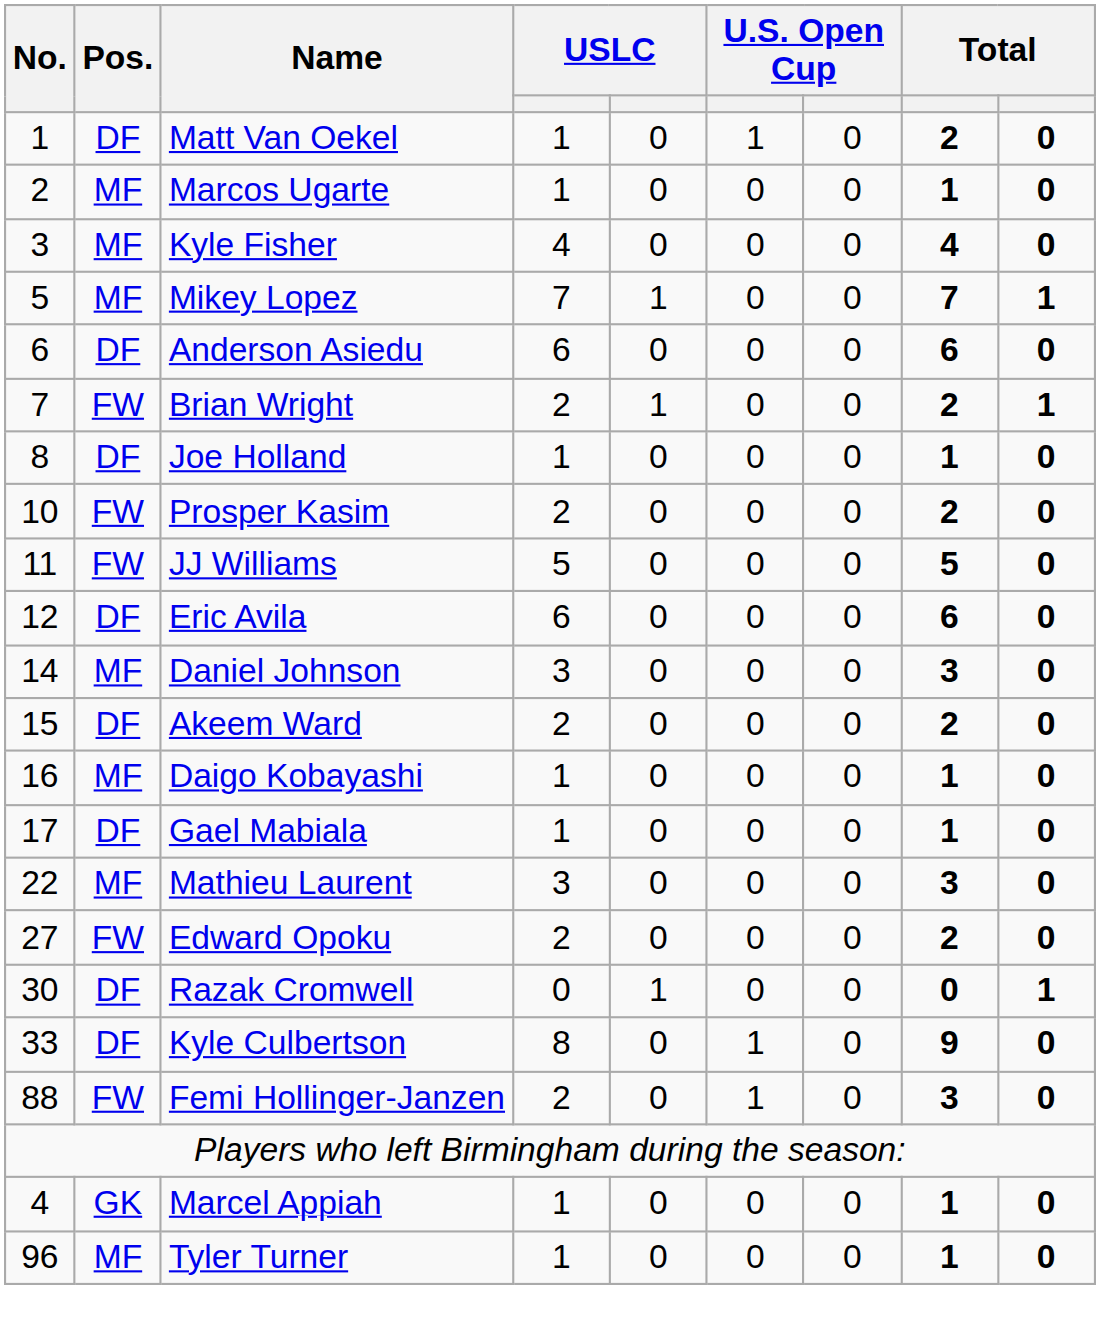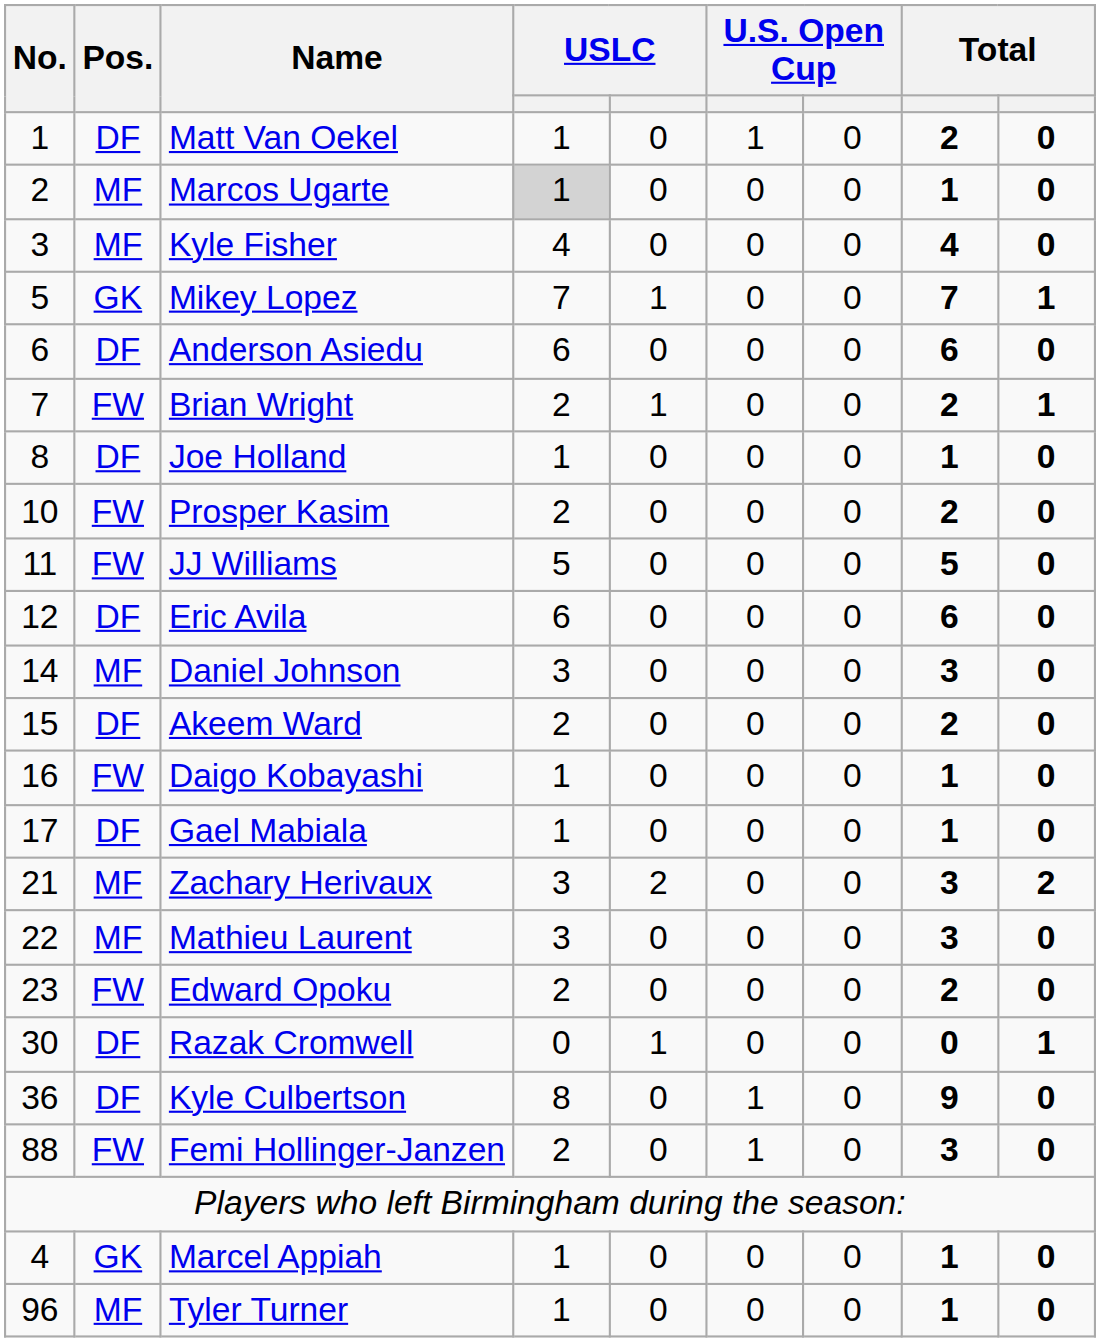(561, 191) no background -> (561, 191) lightgrey background
(118, 297) MF -> (118, 297) GK
(118, 777) MF -> (118, 777) FW
+ row: (301, 883)
(40, 937) 27 -> (40, 990) 23
(40, 1043) 33 -> (40, 1096) 36
